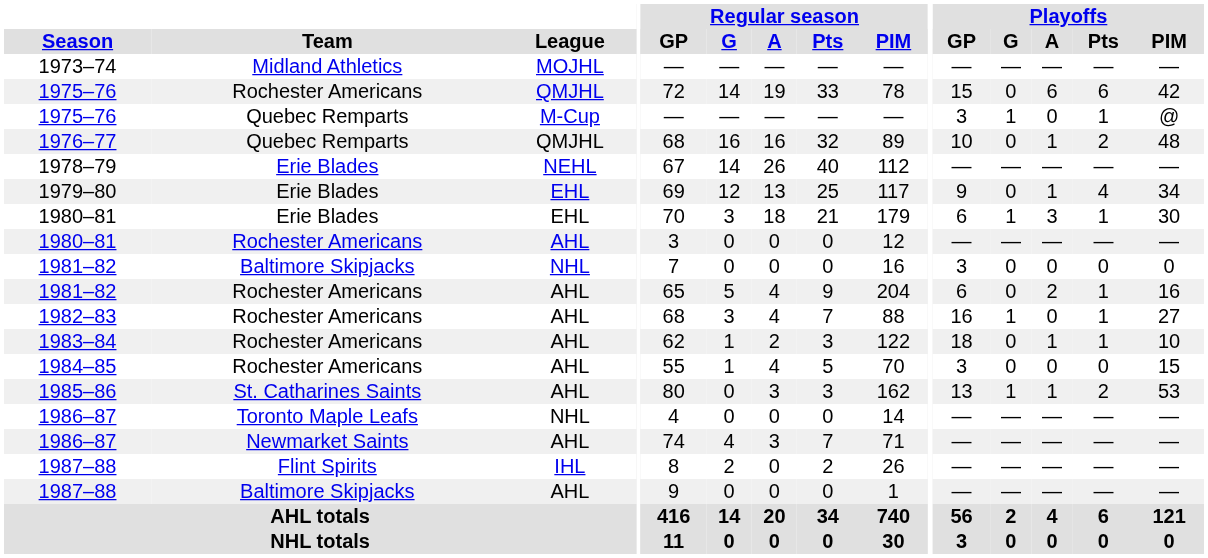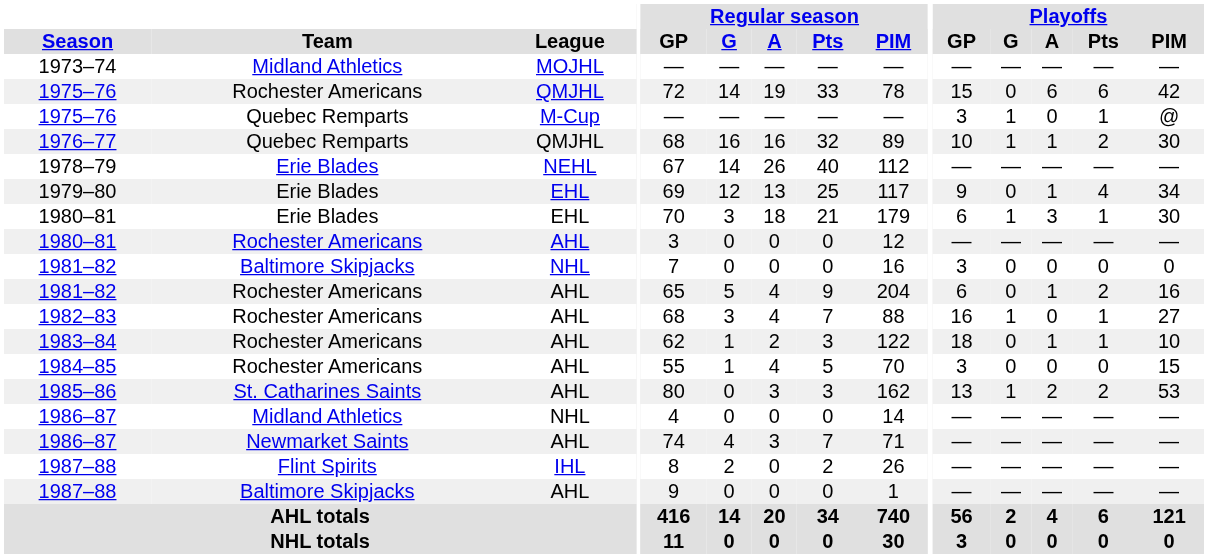(1011, 141) 0 -> (1011, 141) 1
(1169, 141) 48 -> (1169, 141) 30
(1052, 291) 2 -> (1052, 291) 1
(1103, 291) 1 -> (1103, 291) 2
(1052, 391) 1 -> (1052, 391) 2
(327, 416) Toronto Maple Leafs -> (327, 416) Midland Athletics
